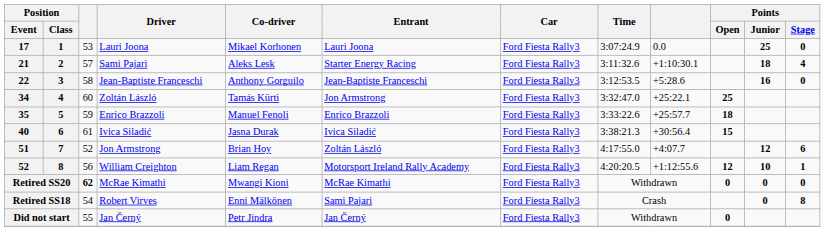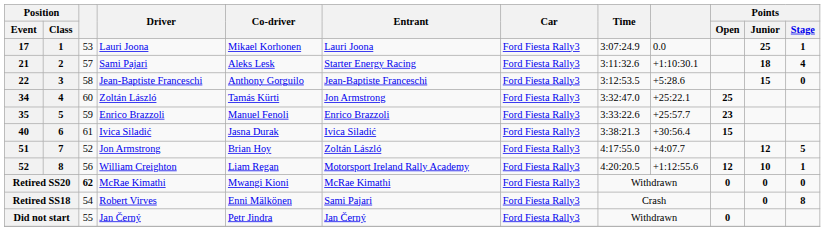(803, 46) 0 -> (803, 46) 1
(765, 80) 16 -> (765, 80) 15
(727, 114) 18 -> (727, 114) 23
(803, 149) 6 -> (803, 149) 5
